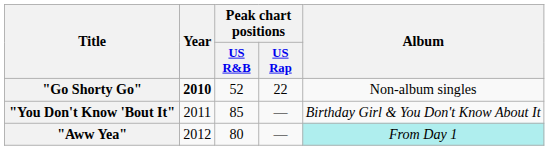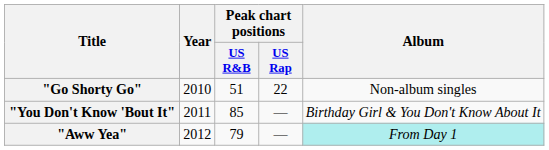(197, 89) bold -> (197, 89) normal
(237, 89) 52 -> (237, 89) 51
(237, 134) 80 -> (237, 134) 79
